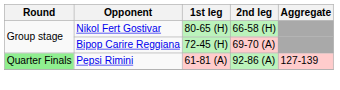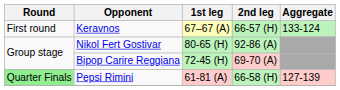+ row: (98, 28)
(254, 28) 66-58 (H) -> (256, 45) 92-86 (A)
(254, 61) 92-86 (A) -> (256, 77) 66-58 (H)
